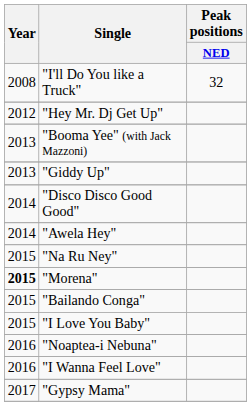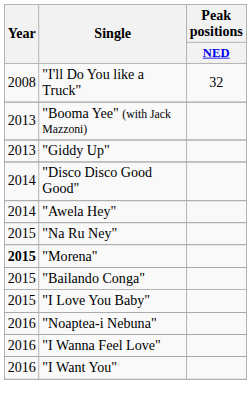- row: (103, 112)
+ row: (80, 367)
- row: (86, 390)
